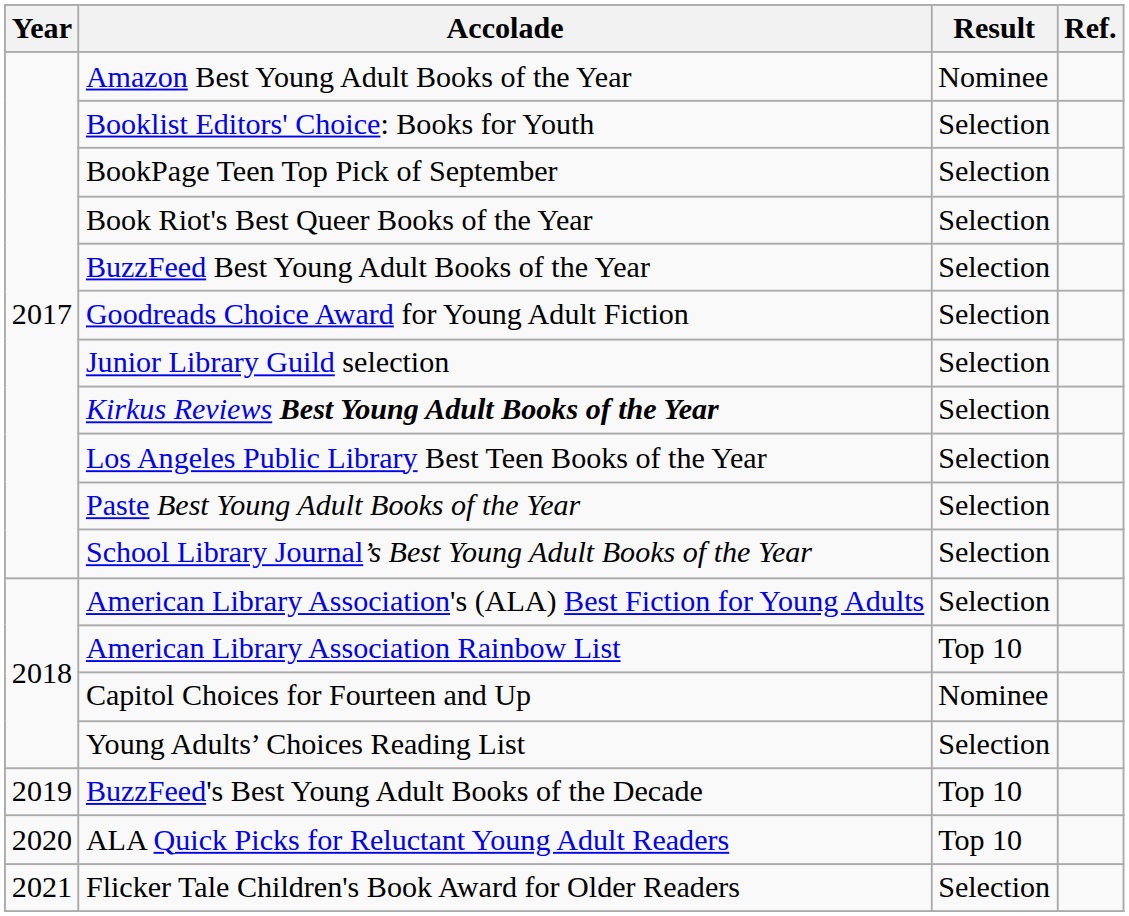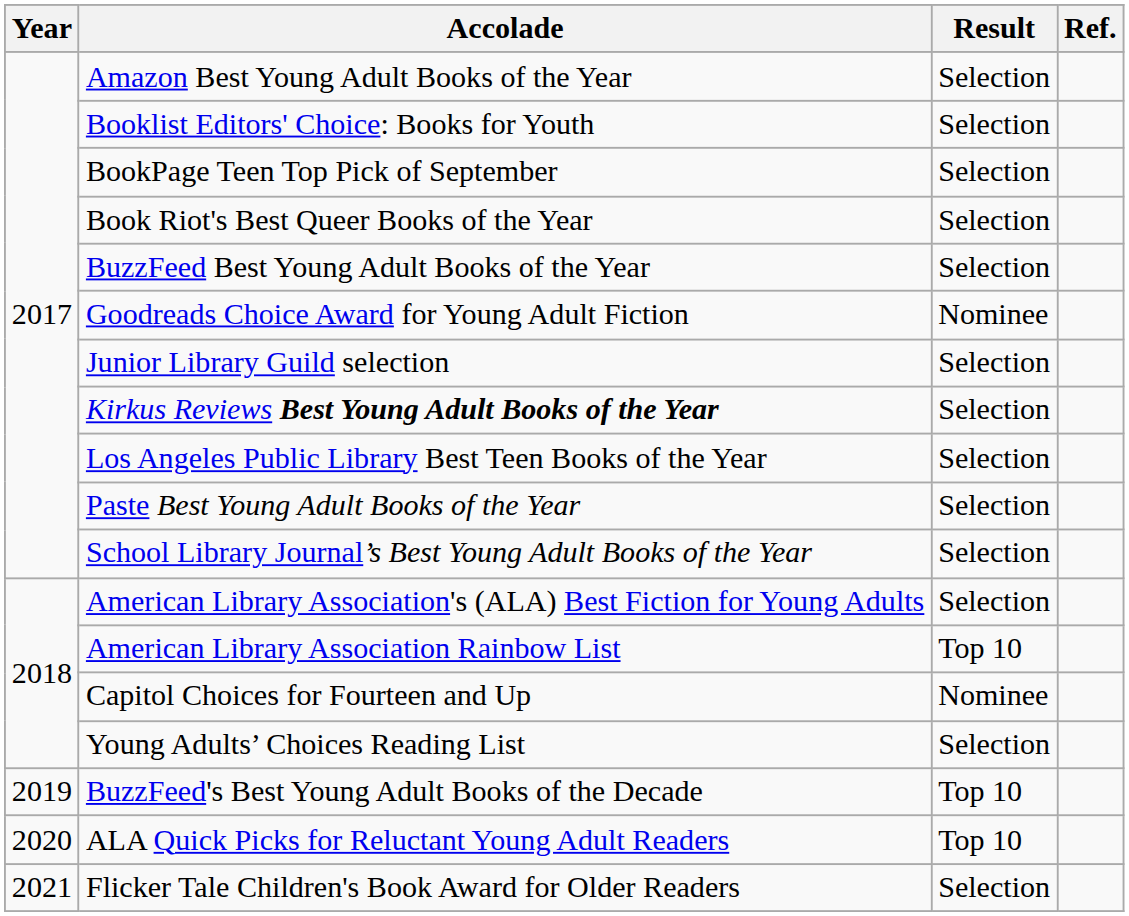(993, 76) Nominee -> (994, 76) Selection
(994, 314) Selection -> (993, 314) Nominee
